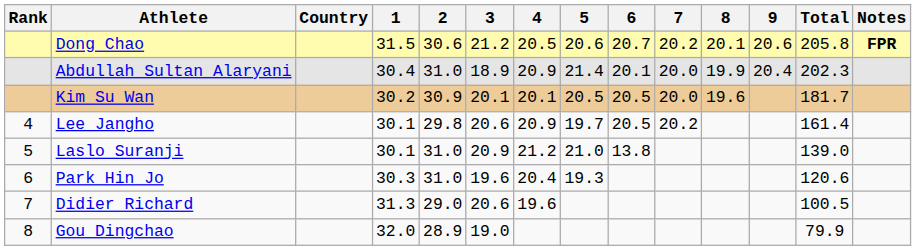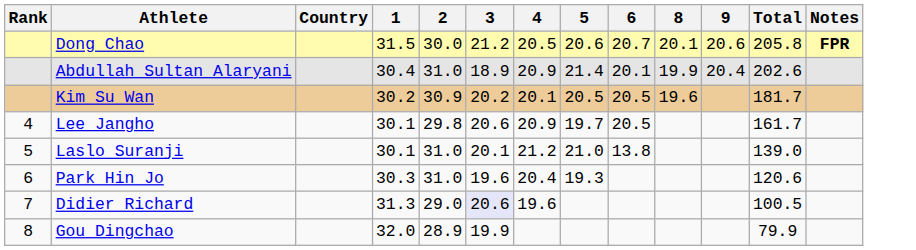- column: (678, 18)
(443, 45) 30.6 -> (443, 45) 30.0
(825, 71) 202.3 -> (778, 71) 202.6
(490, 98) 20.1 -> (490, 98) 20.2
(825, 125) 161.4 -> (778, 125) 161.7
(490, 151) 20.9 -> (490, 151) 20.1
(490, 205) no background -> (490, 205) lavender background
(490, 232) 19.0 -> (490, 232) 19.9
